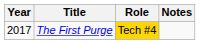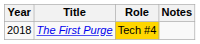(19, 30) 2017 -> (19, 30) 2018
